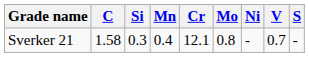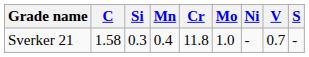(196, 40) 12.1 -> (196, 40) 11.8
(226, 40) 0.8 -> (225, 40) 1.0
